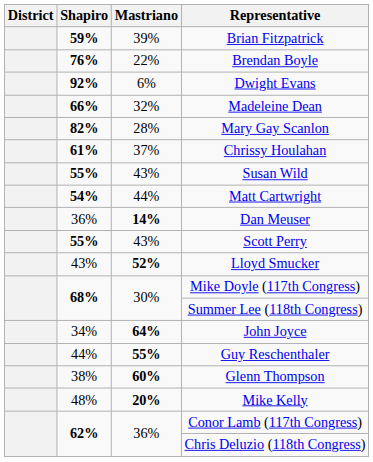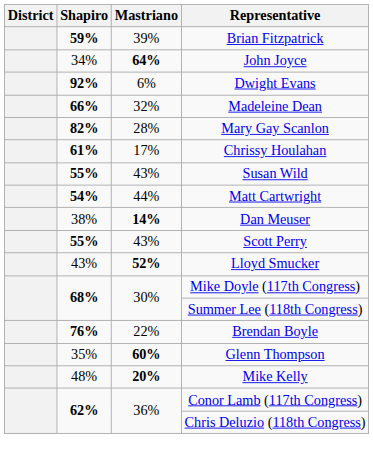rows swapped: (275, 60) <-> (275, 331)
(146, 151) 37% -> (146, 151) 17%
(84, 219) 36% -> (84, 219) 38%
- row: (275, 354)
(84, 377) 38% -> (84, 354) 35%
